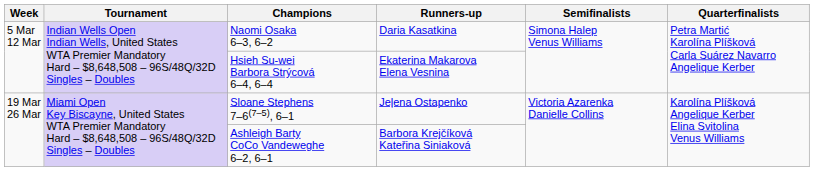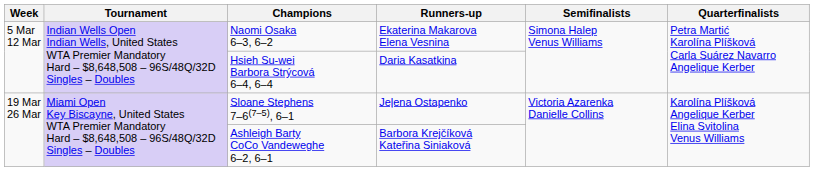(418, 31) Daria Kasatkina -> (428, 37) Ekaterina Makarova Elena Vesnina
(428, 66) Ekaterina Makarova Elena Vesnina -> (418, 60) Daria Kasatkina
